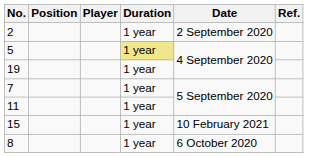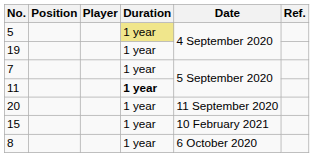- row: (10, 32)
(139, 106) normal -> (140, 87) bold
+ row: (14, 106)
